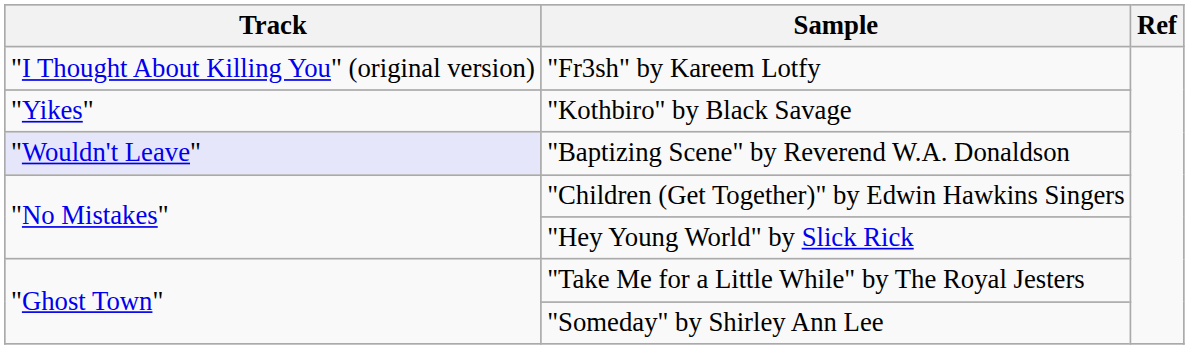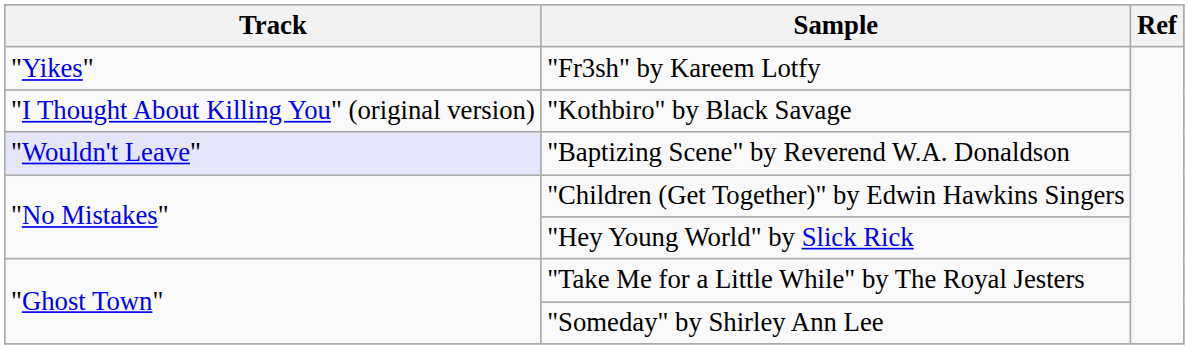(273, 68) "I Thought About Killing You" (original version) -> (52, 68) "Yikes"
(52, 110) "Yikes" -> (273, 110) "I Thought About Killing You" (original version)
